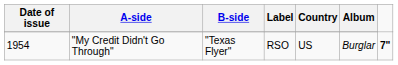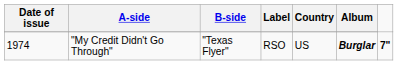(18, 46) 1954 -> (18, 46) 1974
(359, 46) normal -> (357, 46) bold
